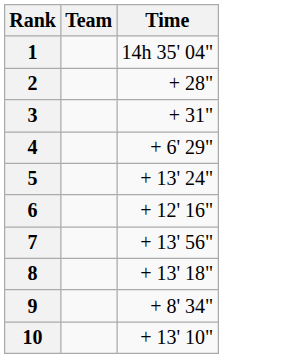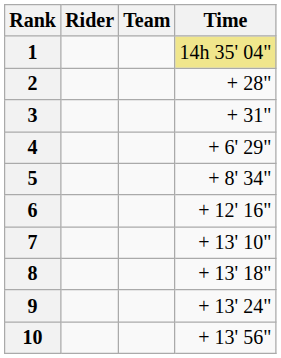+ column: (90, 20)
(167, 52) no background -> (225, 52) khaki background
(177, 178) + 13' 24" -> (240, 178) + 8' 34"
(177, 242) + 13' 56" -> (235, 242) + 13' 10"
(182, 305) + 8' 34" -> (235, 305) + 13' 24"
(177, 337) + 13' 10" -> (235, 337) + 13' 56"
